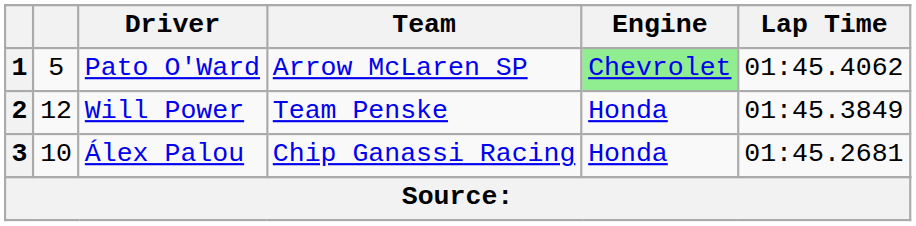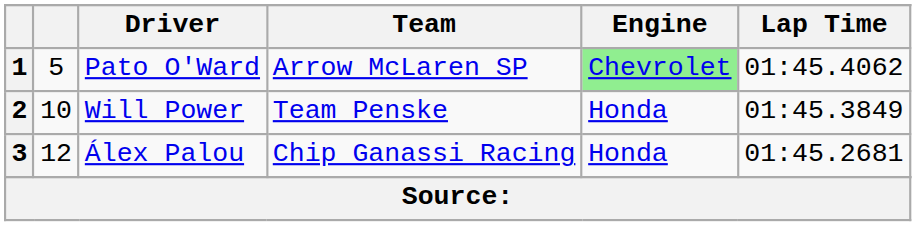(56, 113) 12 -> (56, 113) 10
(56, 155) 10 -> (56, 155) 12
